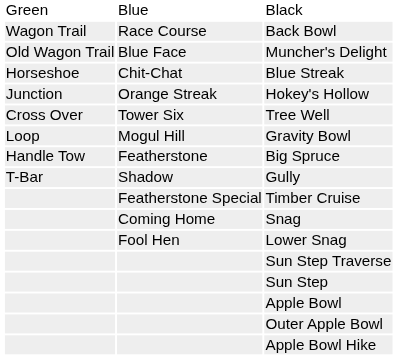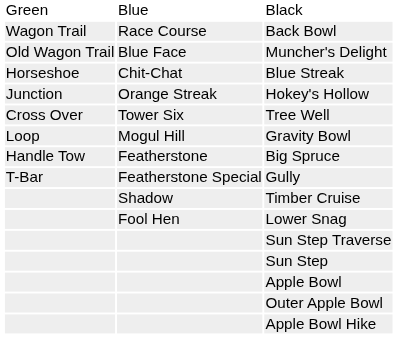(146, 177) Shadow -> (190, 177) Featherstone Special
(190, 198) Featherstone Special -> (146, 198) Shadow
- row: (283, 219)
